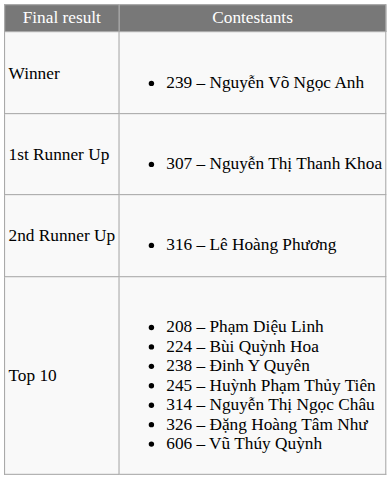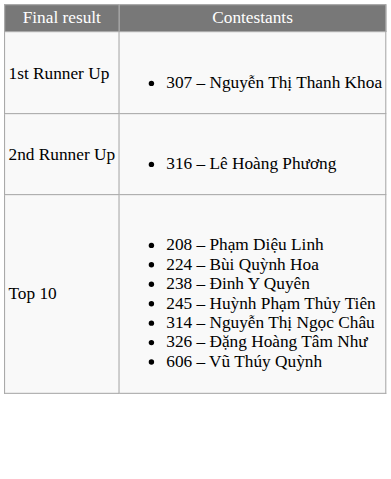- row: (34, 72)
